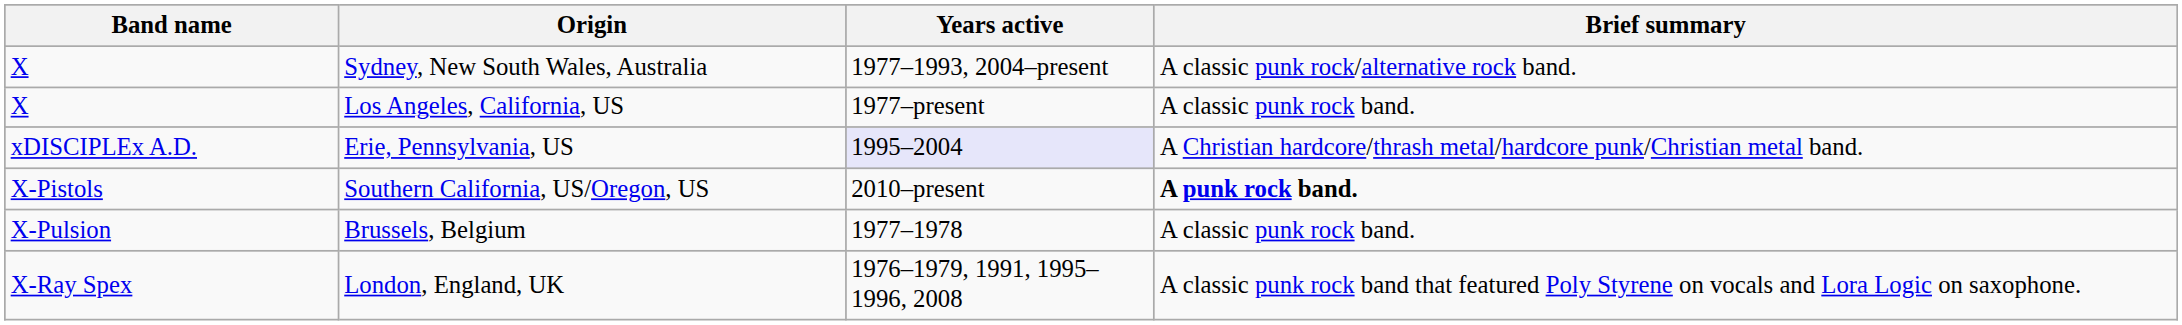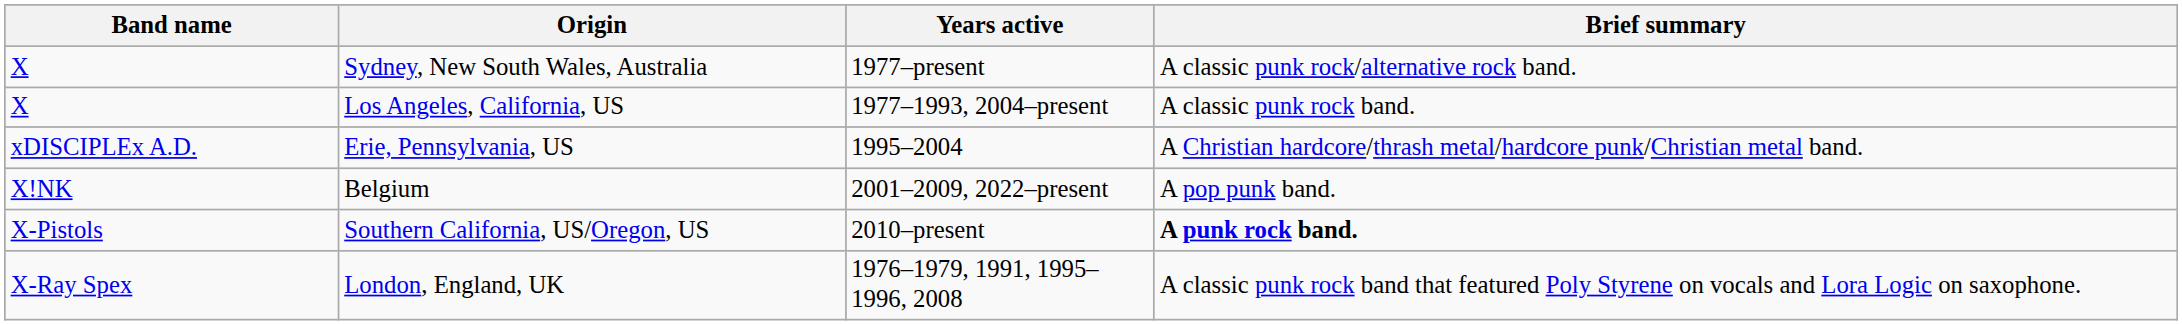(980, 66) 1977–1993, 2004–present -> (918, 66) 1977–present
(918, 107) 1977–present -> (980, 107) 1977–1993, 2004–present
(907, 147) lavender background -> (907, 147) no background
+ row: (387, 188)
- row: (435, 229)
